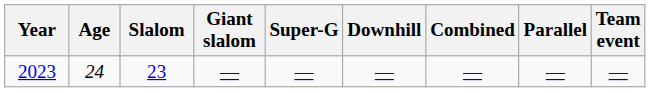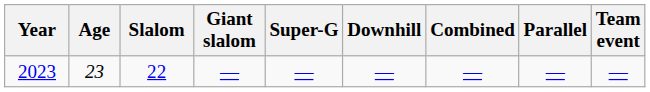(94, 71) 24 -> (94, 71) 23
(157, 71) 23 -> (157, 71) 22
